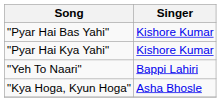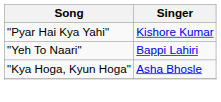- row: (58, 32)
